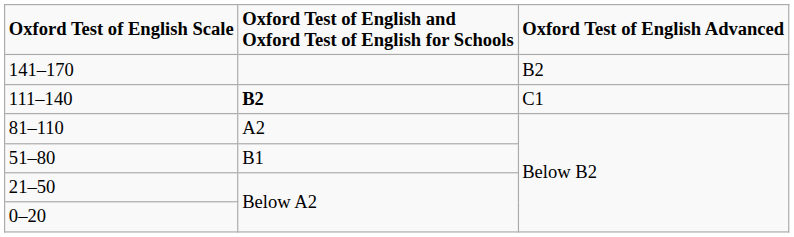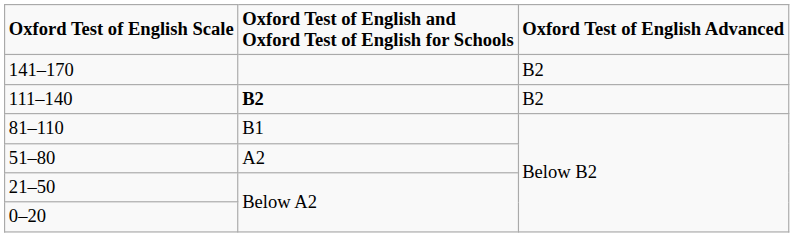(533, 98) C1 -> (533, 98) B2
(254, 128) A2 -> (253, 128) B1
(253, 157) B1 -> (254, 157) A2
